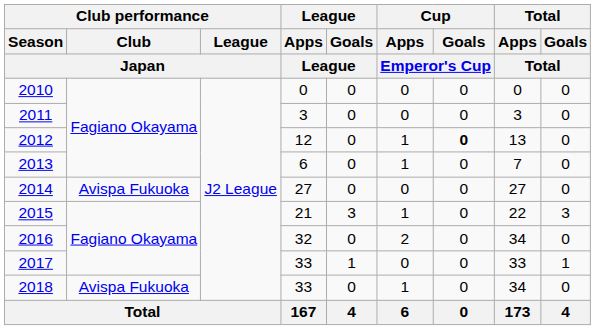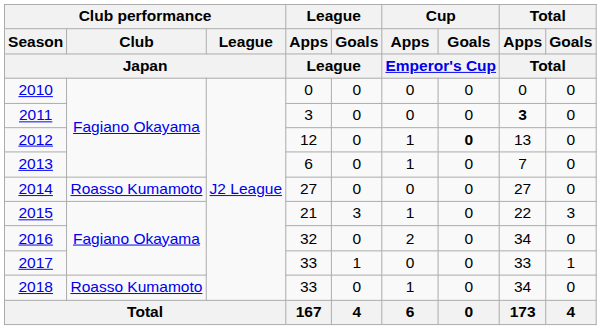(517, 115) normal -> (523, 115) bold
(134, 189) Avispa Fukuoka -> (136, 189) Roasso Kumamoto
(134, 287) Avispa Fukuoka -> (136, 287) Roasso Kumamoto
